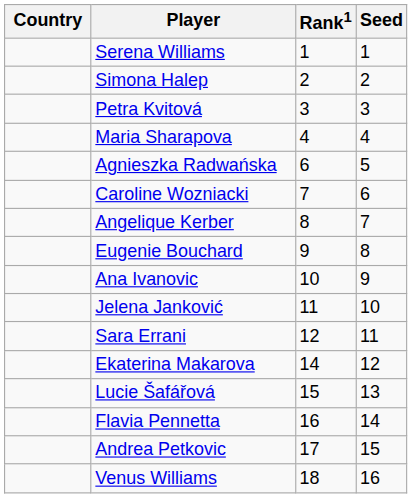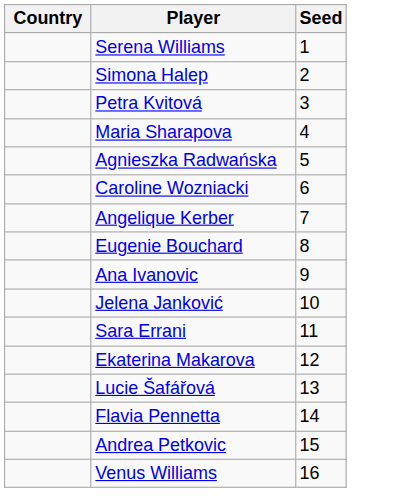- column: (326, 21)
